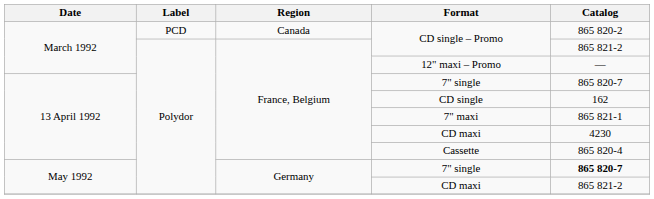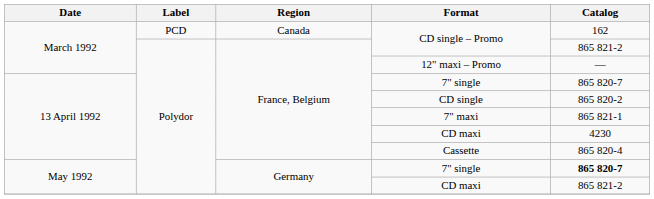(600, 30) 865 820-2 -> (600, 30) 162
(600, 99) 162 -> (600, 99) 865 820-2
